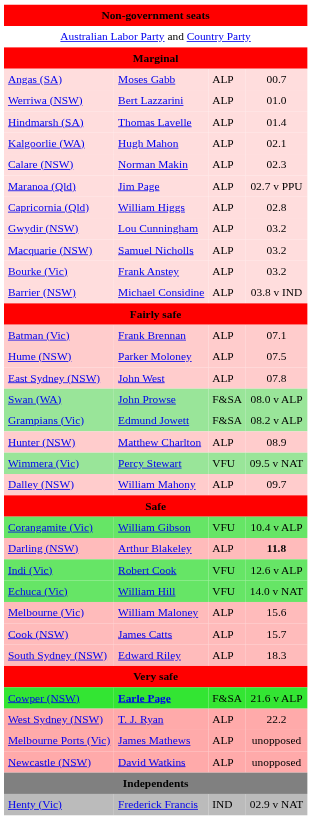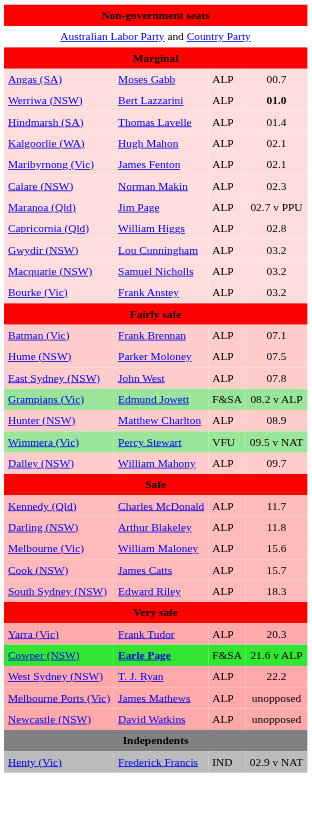(277, 100) normal -> (276, 100) bold
+ row: (51, 164)
- row: (42, 292)
- row: (35, 399)
- row: (50, 527)
+ row: (42, 505)
(276, 548) bold -> (276, 527) normal
- row: (30, 569)
- row: (38, 591)
+ row: (33, 633)
